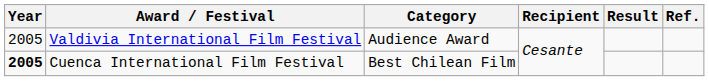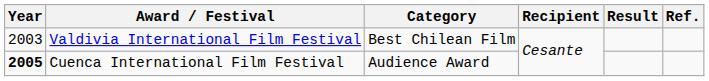(25, 40) 2005 -> (25, 40) 2003
(429, 40) Audience Award -> (442, 40) Best Chilean Film
(442, 63) Best Chilean Film -> (429, 63) Audience Award
